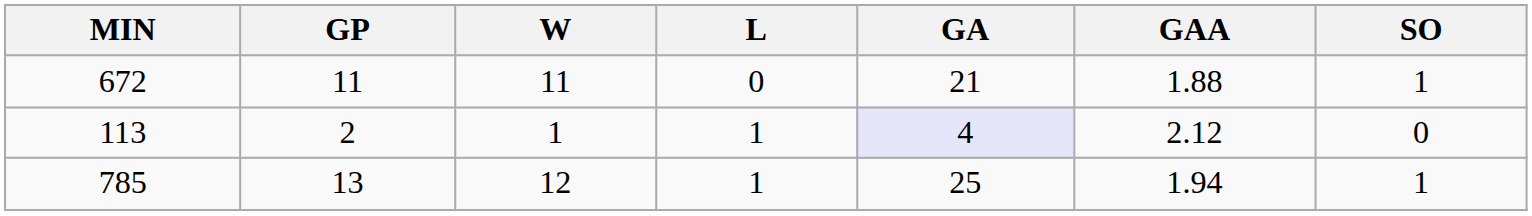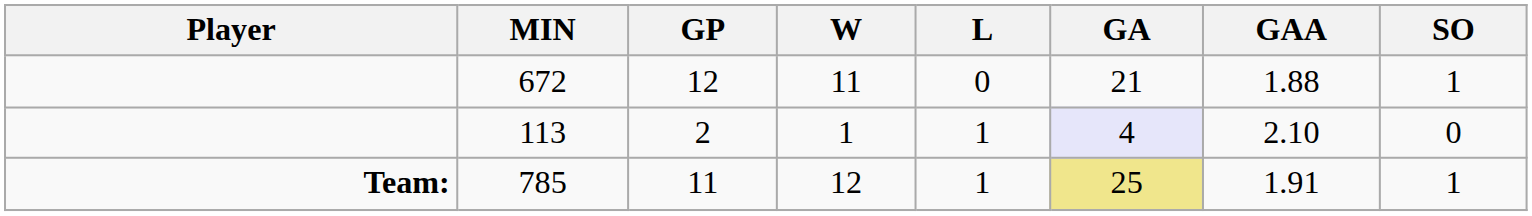+ column: (231, 30)
(348, 81) 11 -> (703, 81) 12
(1194, 132) 2.12 -> (1291, 132) 2.10
(348, 183) 13 -> (703, 183) 11
(965, 183) no background -> (1127, 183) khaki background
(1194, 183) 1.94 -> (1291, 183) 1.91
